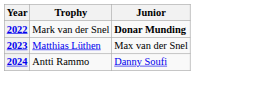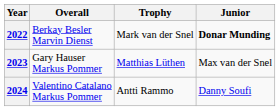+ column: (72, 12)
